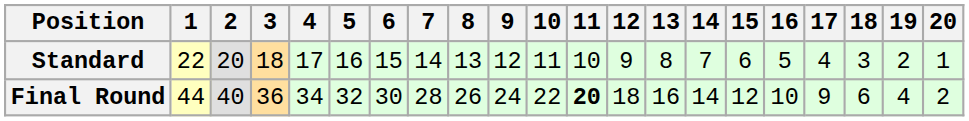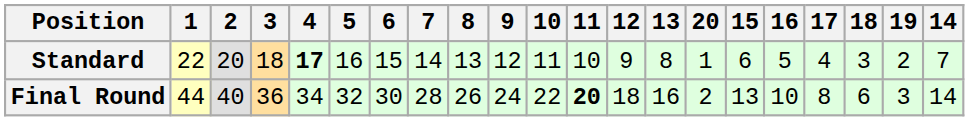columns swapped: (706, 24) <-> (943, 24)
(310, 60) normal -> (310, 60) bold
(745, 97) 12 -> (745, 97) 13
(824, 97) 9 -> (824, 97) 8
(903, 97) 4 -> (903, 97) 3
